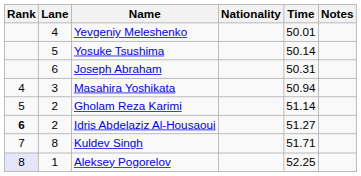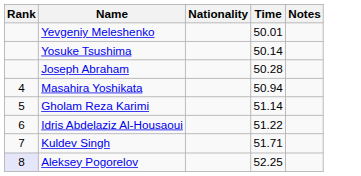- column: (55, 14)
(301, 69) 50.31 -> (268, 69) 50.28
(21, 125) bold -> (21, 125) normal
(301, 125) 51.27 -> (268, 125) 51.22
